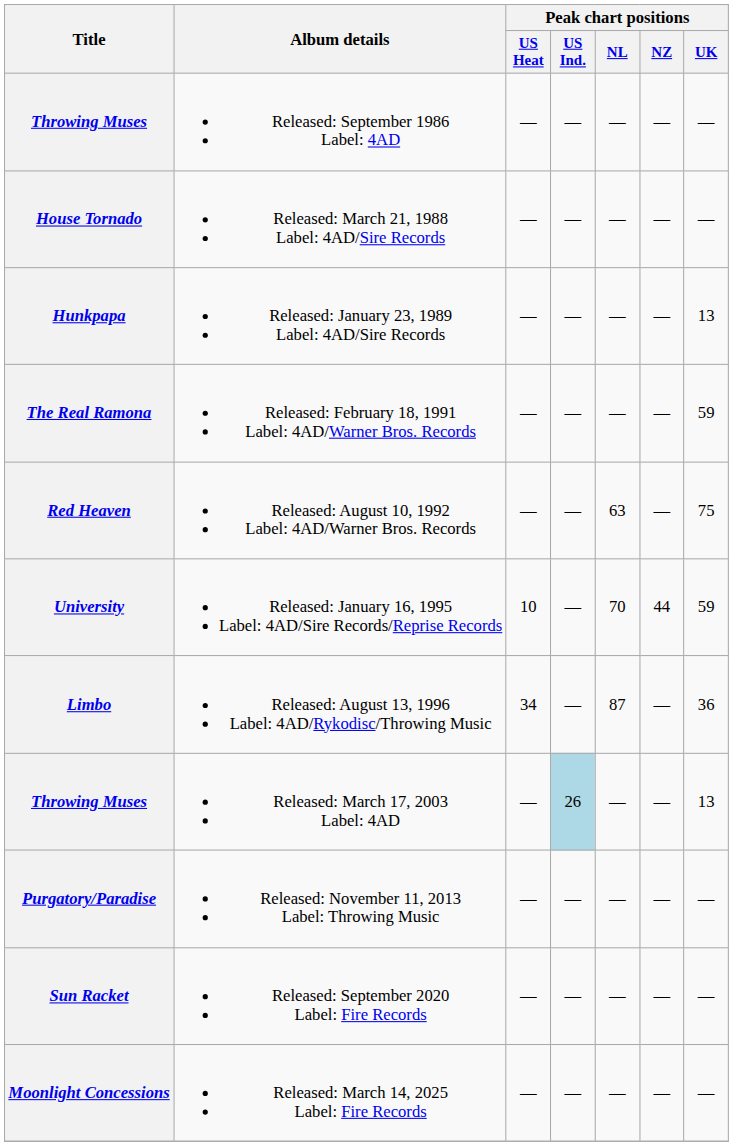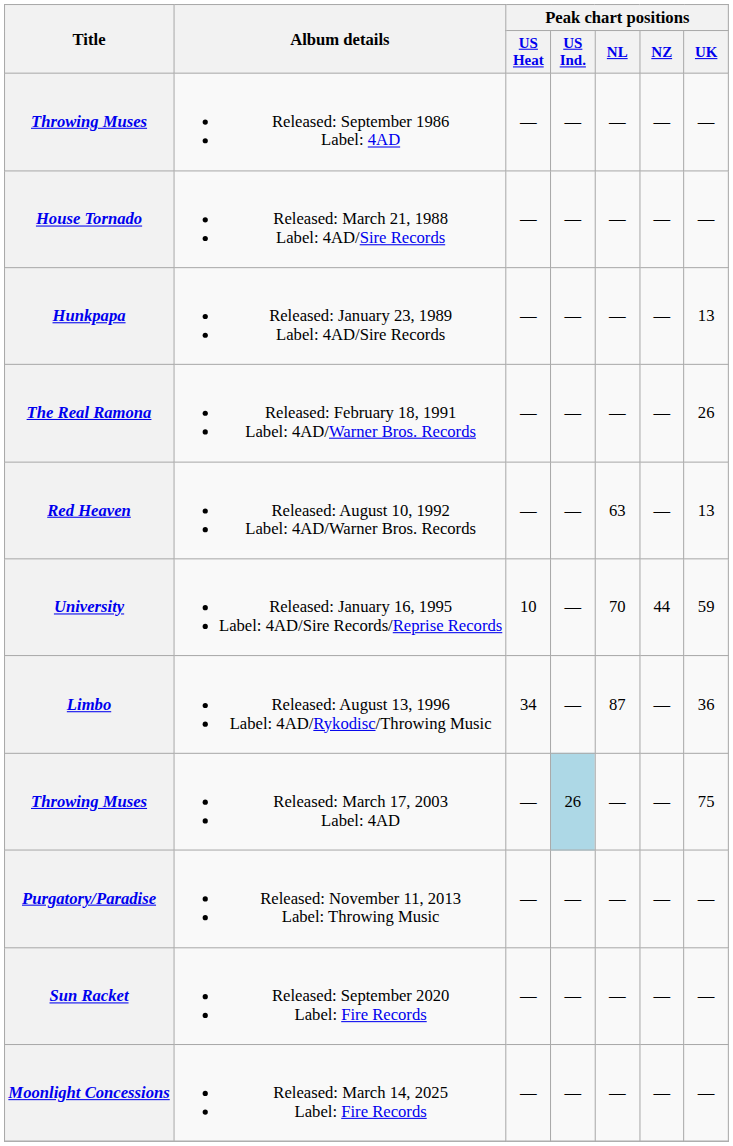(706, 413) 59 -> (706, 413) 26
(706, 510) 75 -> (706, 510) 13
(706, 801) 13 -> (706, 801) 75
